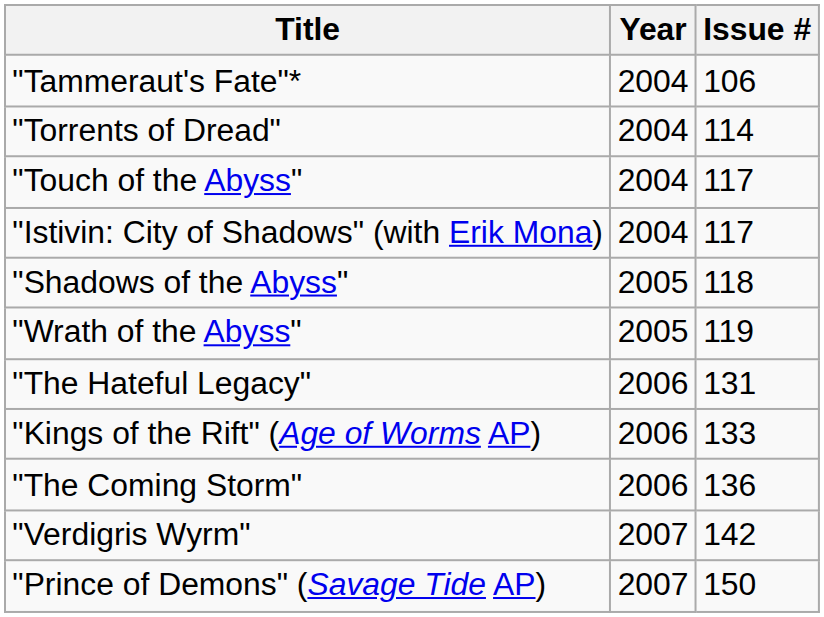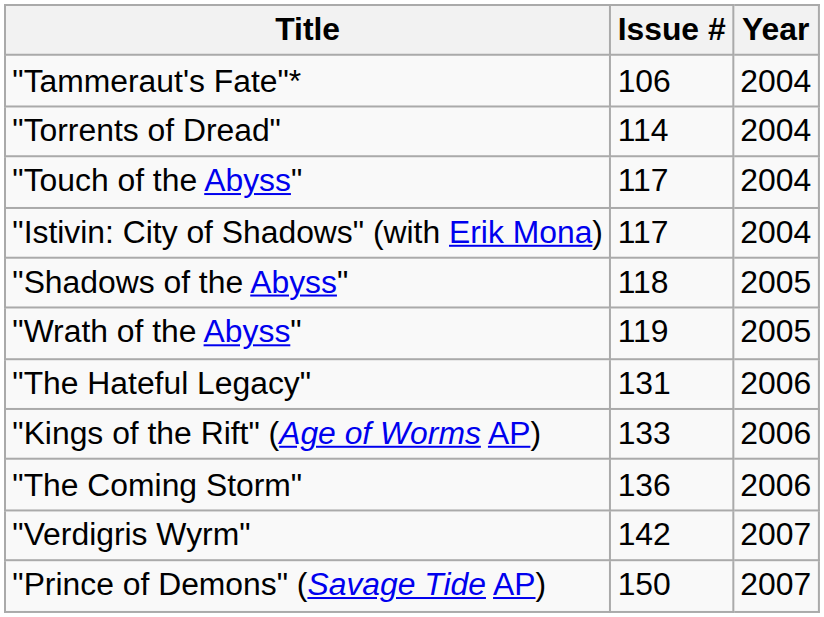columns swapped: (757, 29) <-> (653, 29)
